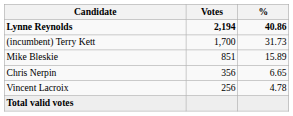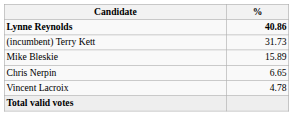- column: (212, 12)
